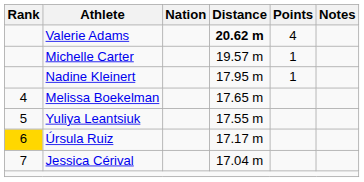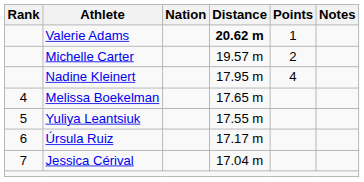(293, 35) 4 -> (293, 35) 1
(293, 56) 1 -> (293, 56) 2
(293, 77) 1 -> (293, 77) 4
(23, 139) gold background -> (23, 139) no background
